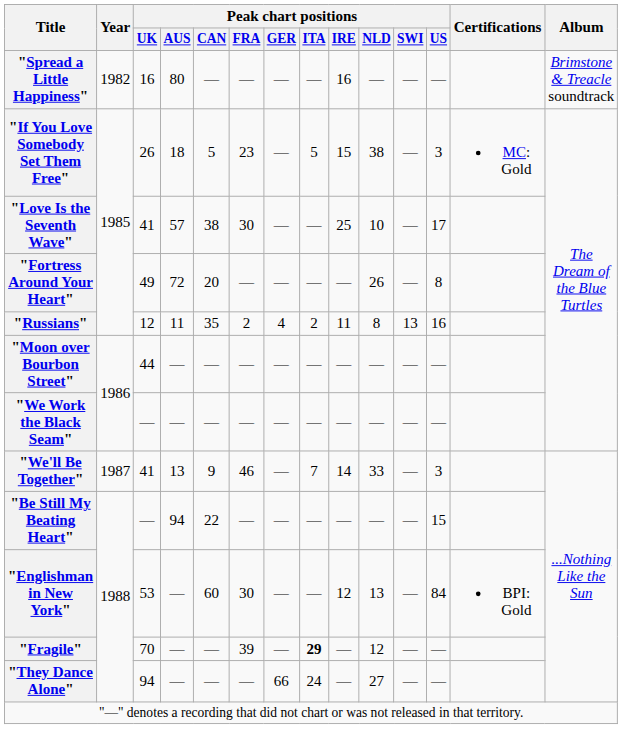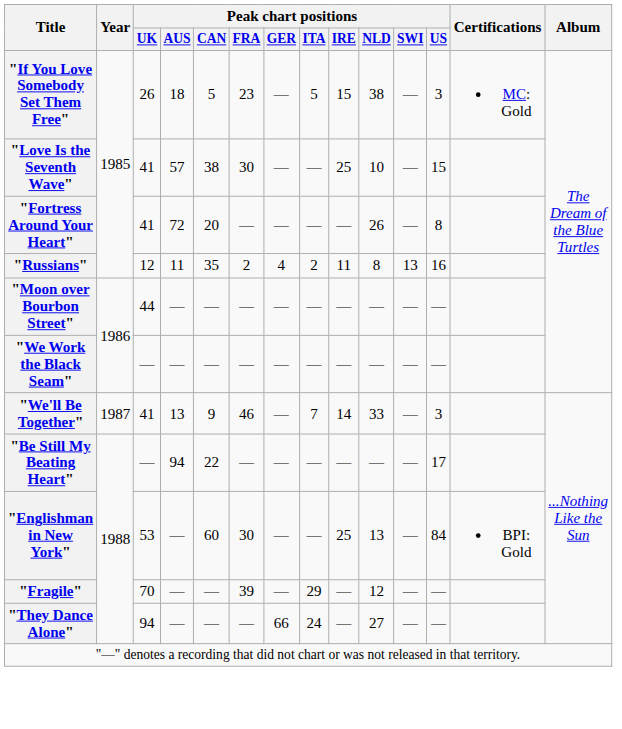- row: (51, 79)
(438, 224) 17 -> (438, 167) 15
(147, 282) 49 -> (147, 224) 41
(438, 520) 15 -> (438, 462) 17
(344, 593) 12 -> (344, 535) 25
(314, 648) bold -> (314, 591) normal
